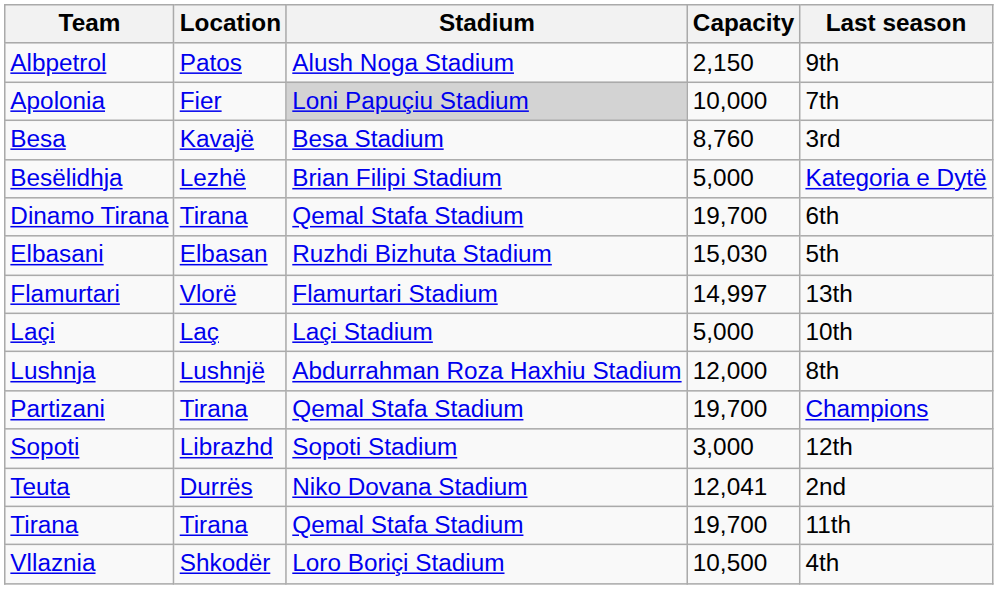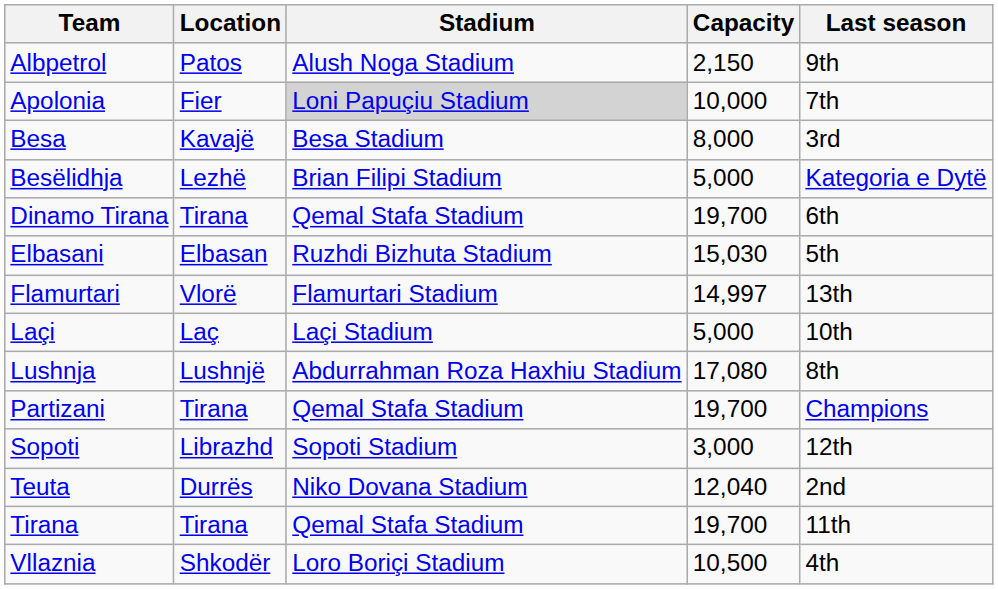(723, 139) 8,760 -> (723, 139) 8,000
(730, 370) 12,000 -> (730, 370) 17,080
(730, 486) 12,041 -> (730, 486) 12,040
